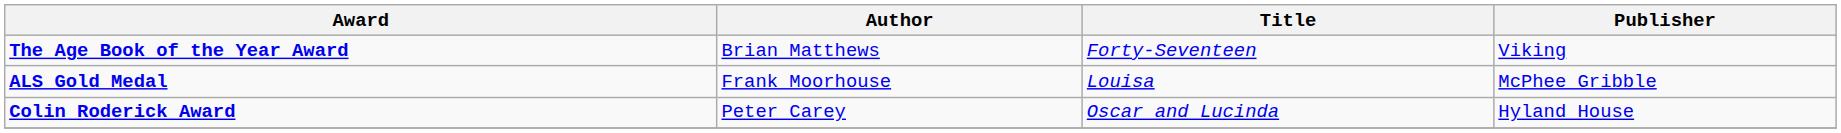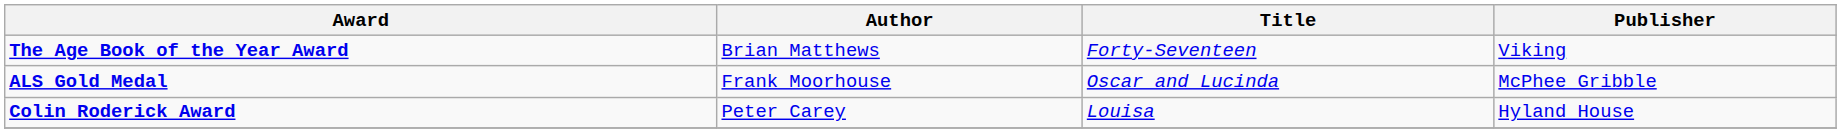(1121, 82) Louisa -> (1183, 82) Oscar and Lucinda
(1183, 112) Oscar and Lucinda -> (1121, 112) Louisa
